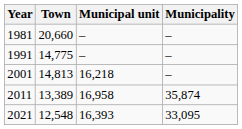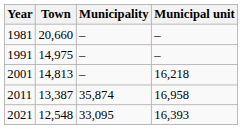columns swapped: (119, 14) <-> (200, 14)
(56, 54) 14,775 -> (56, 54) 14,975
(56, 94) 13,389 -> (56, 94) 13,387
